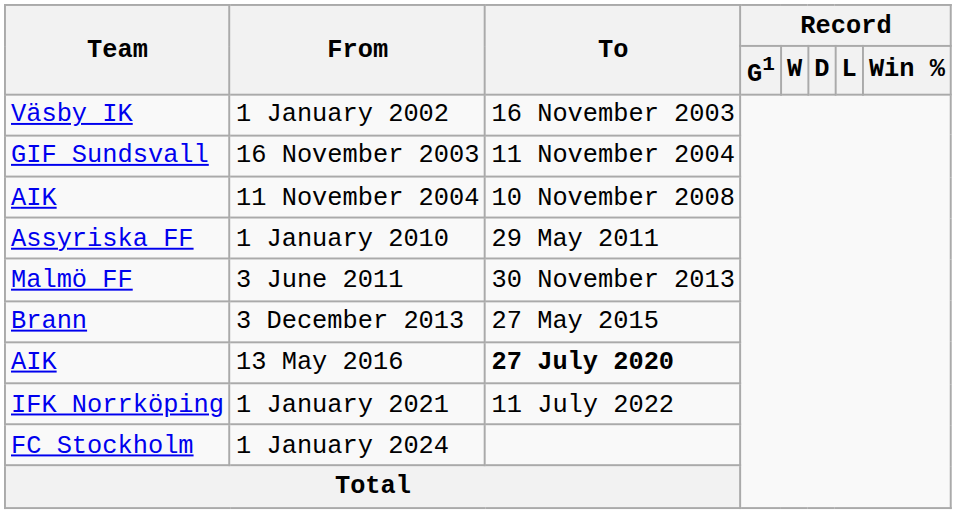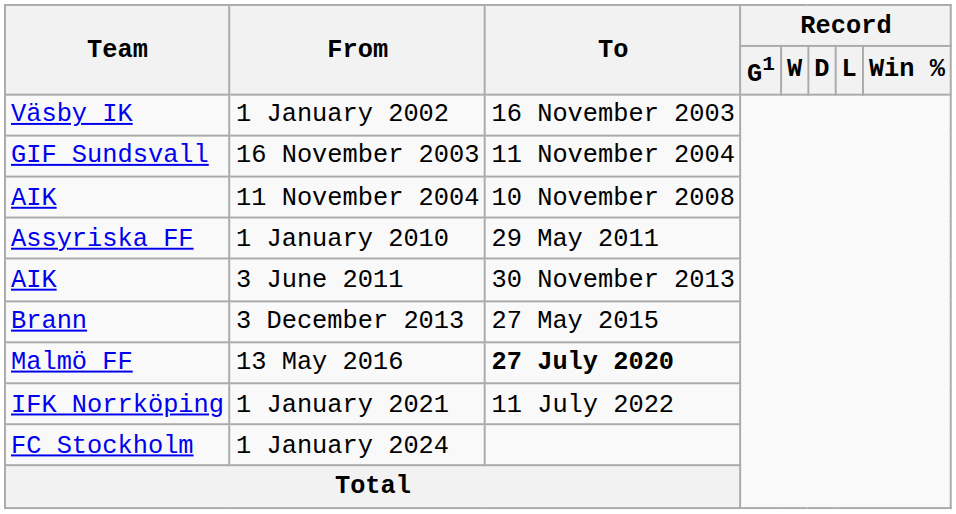(72, 280) Malmö FF -> (34, 280) AIK
(34, 363) AIK -> (72, 363) Malmö FF
